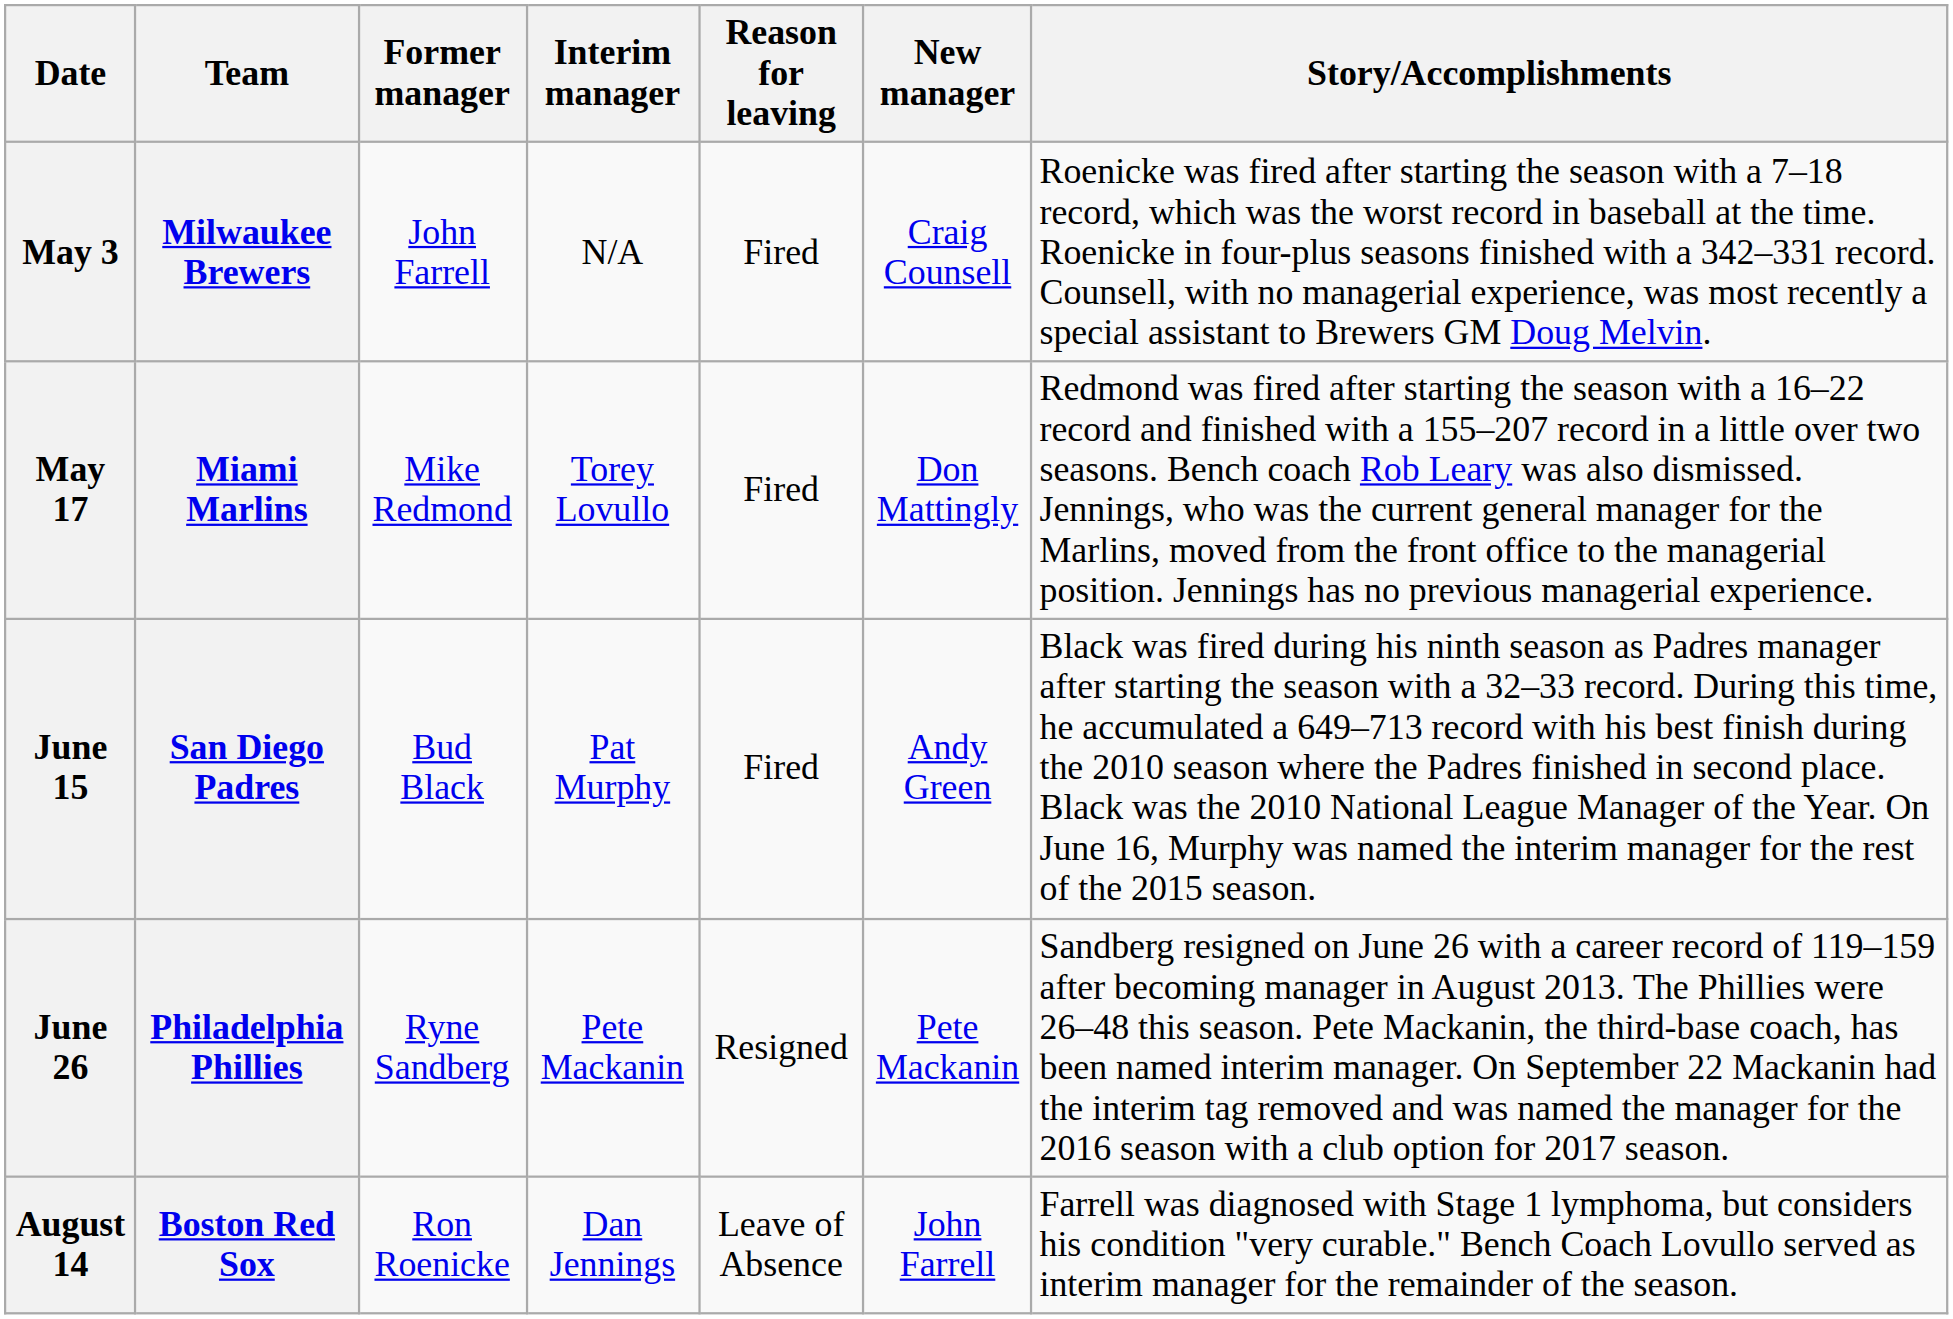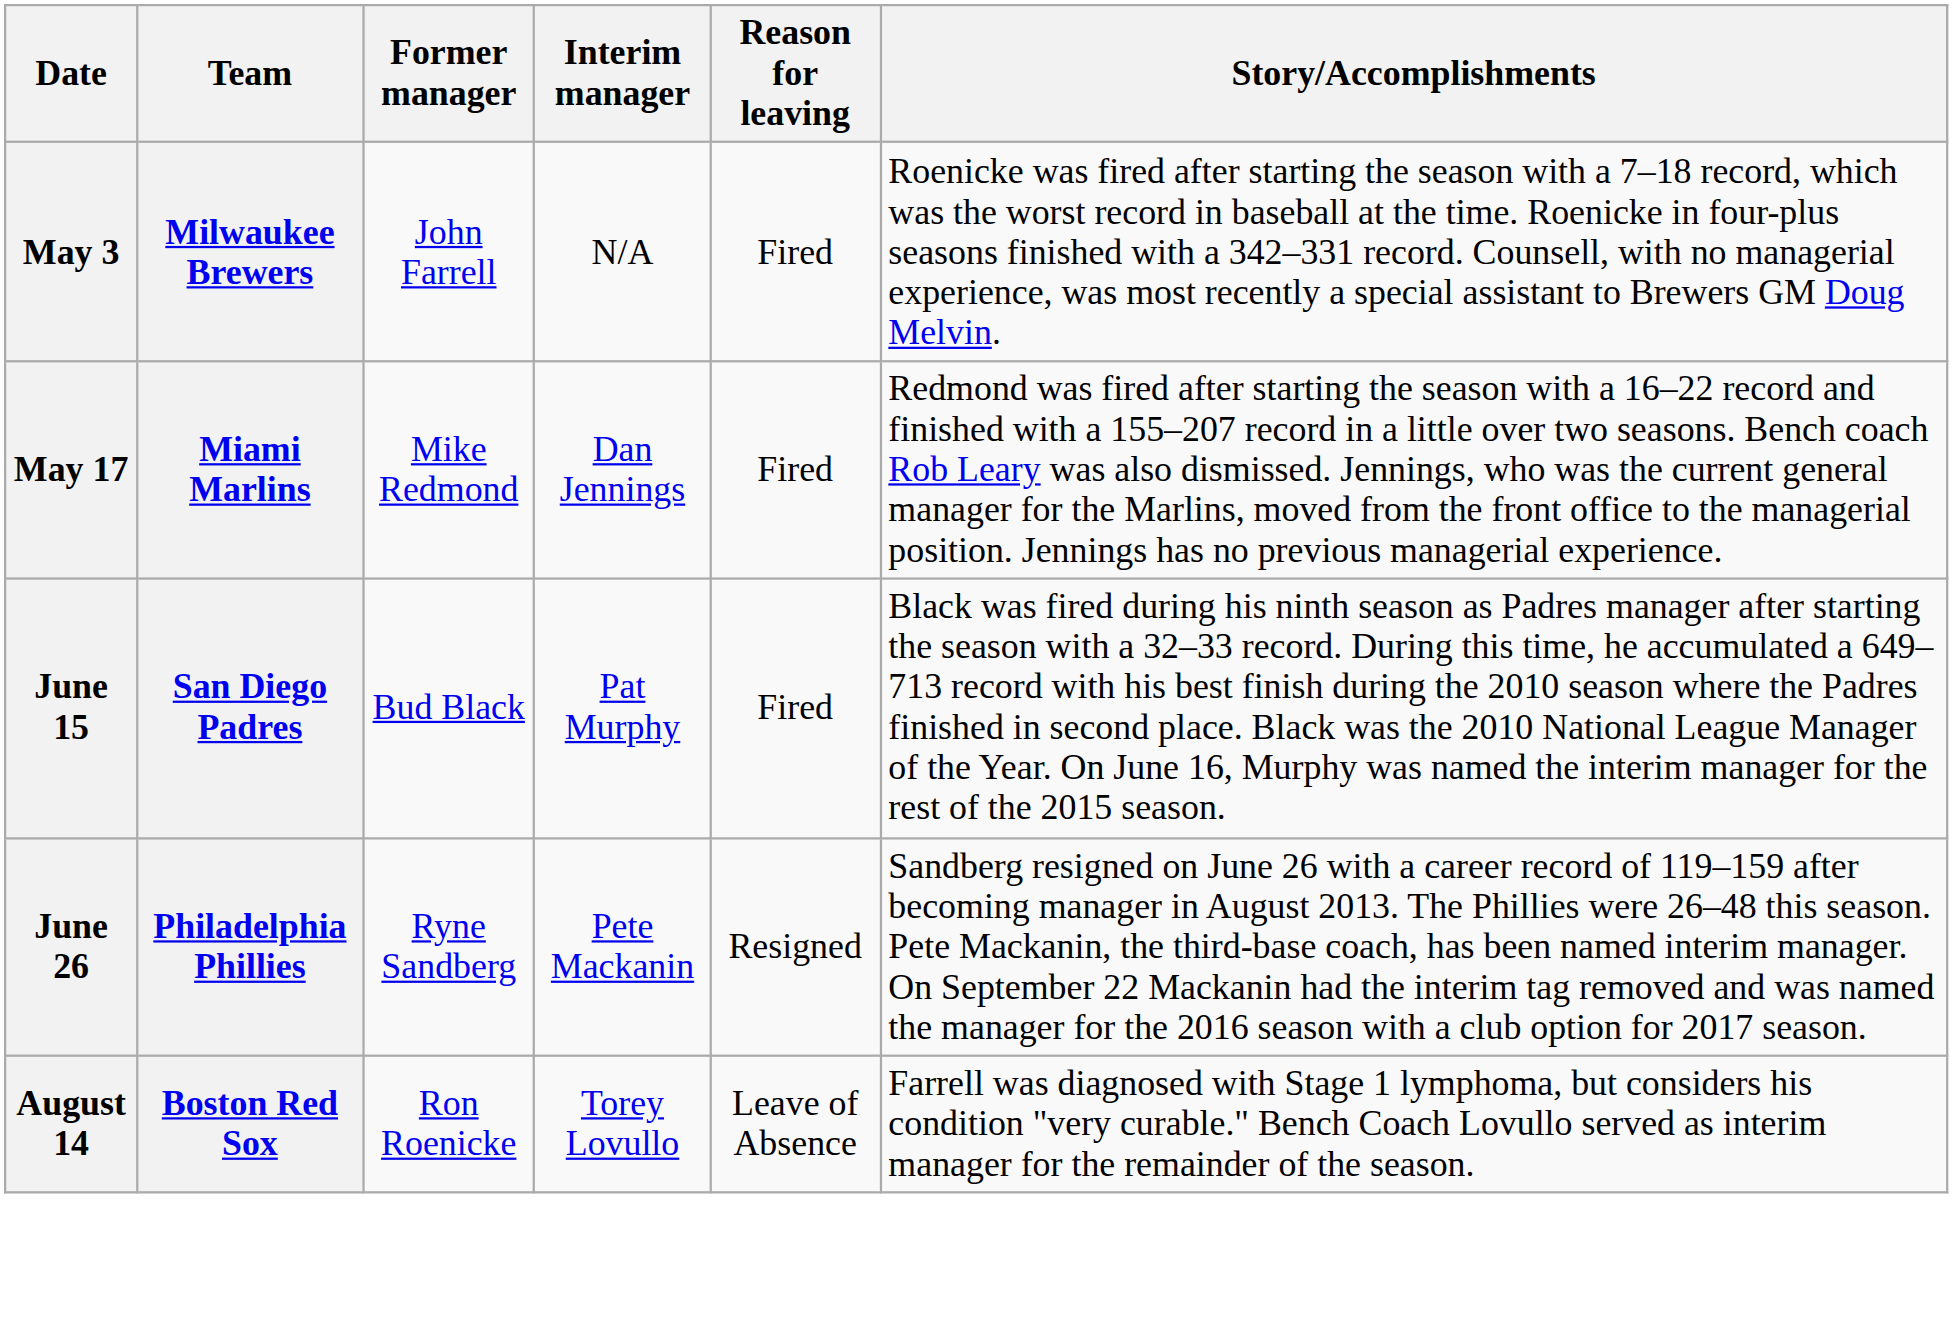- column: (948, 73)
(612, 489) Torey Lovullo -> (622, 469) Dan Jennings
(612, 1244) Dan Jennings -> (623, 1123) Torey Lovullo
